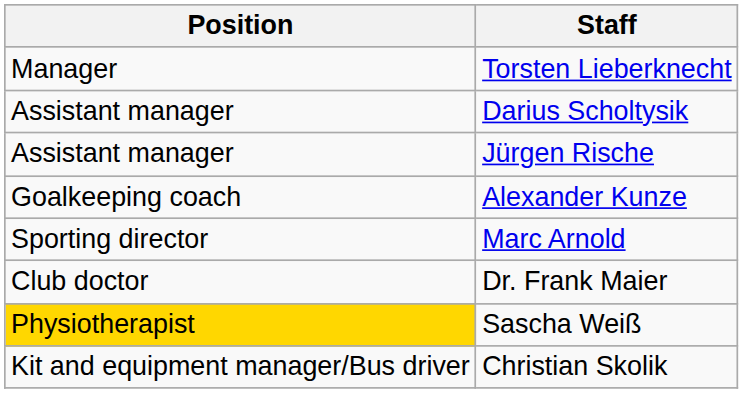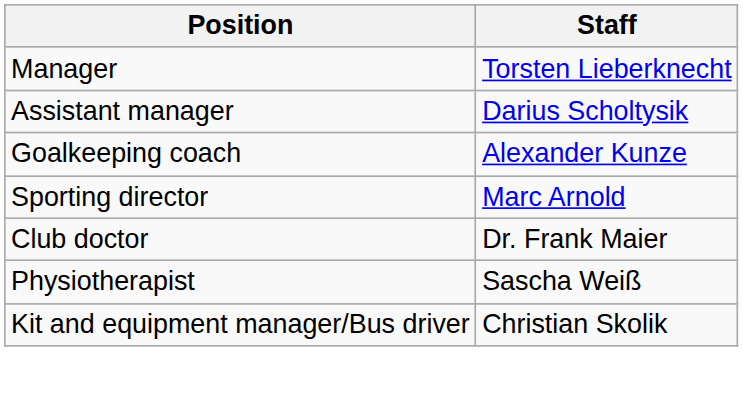- row: (568, 153)
(103, 324) gold background -> (103, 281) no background
